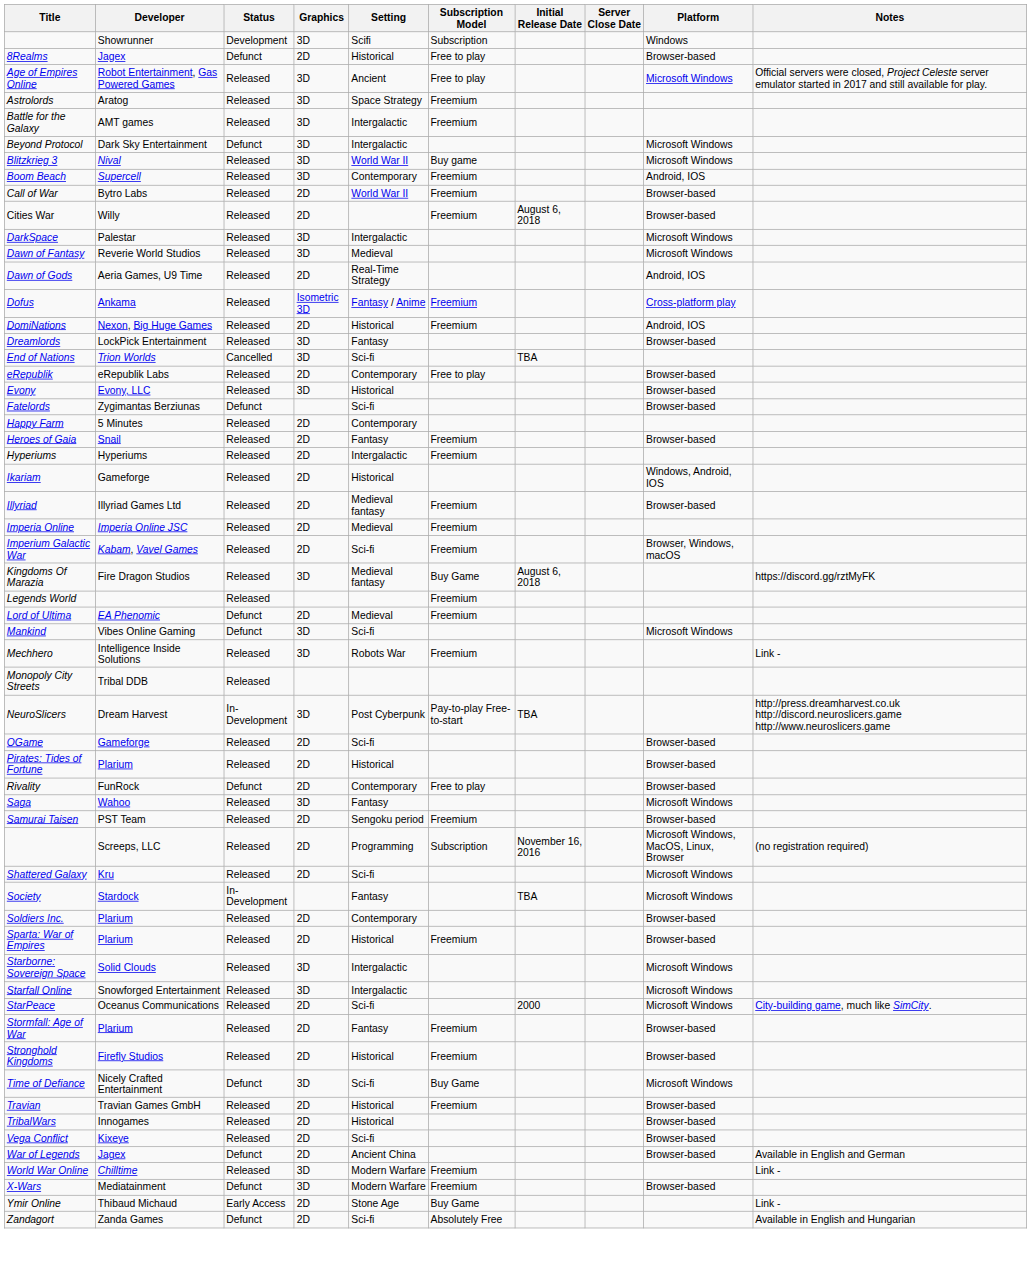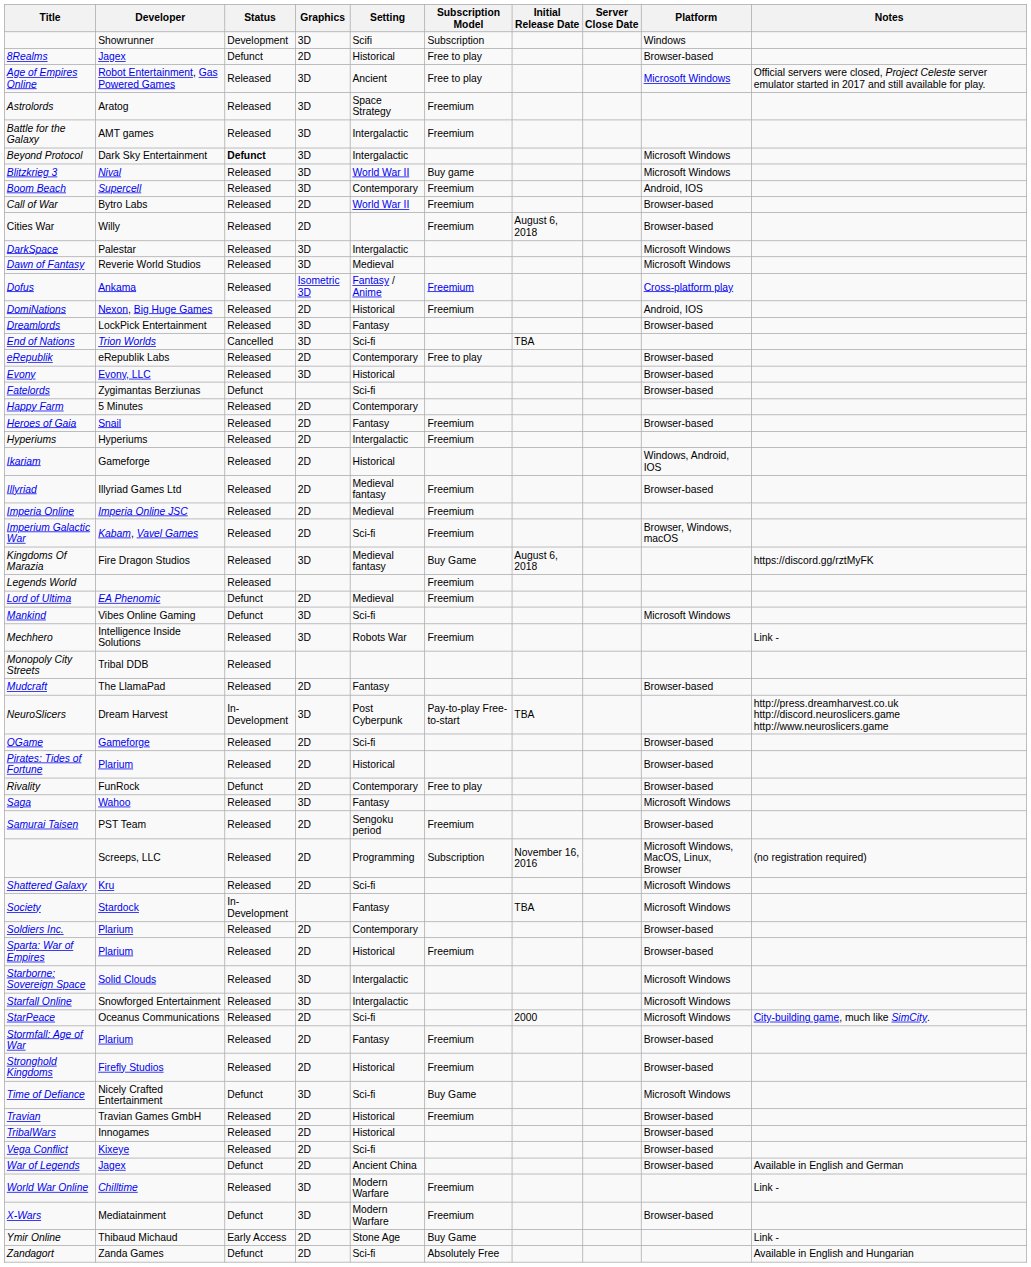(244, 144) normal -> (246, 155) bold
- row: (40, 275)
+ row: (27, 687)
